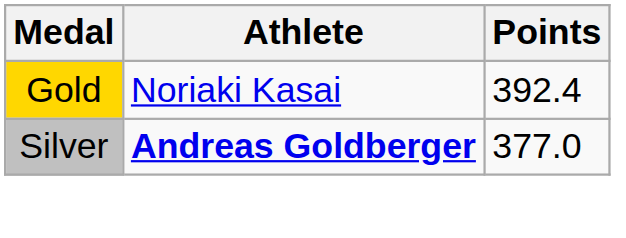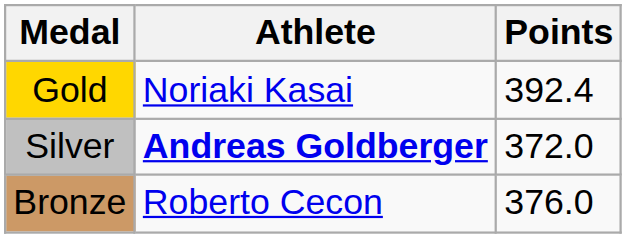(537, 145) 377.0 -> (549, 145) 372.0
+ row: (70, 202)
